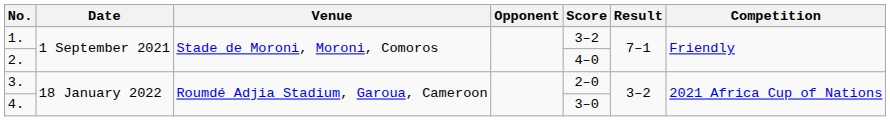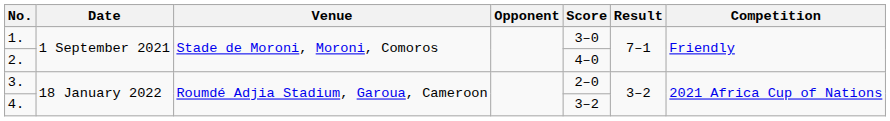(587, 38) 3–2 -> (587, 38) 3–0
(587, 105) 3–0 -> (587, 105) 3–2
